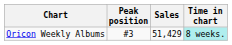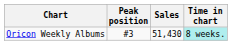(167, 34) 51,429 -> (167, 34) 51,430
